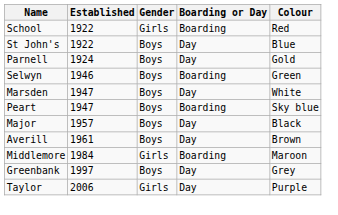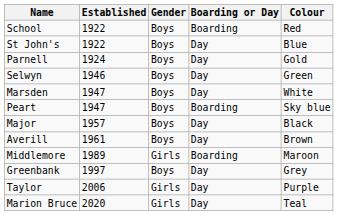(154, 28) Girls -> (163, 28) Boys
(203, 76) Boarding -> (200, 76) Day
(82, 155) 1984 -> (94, 155) 1989
+ row: (42, 203)
